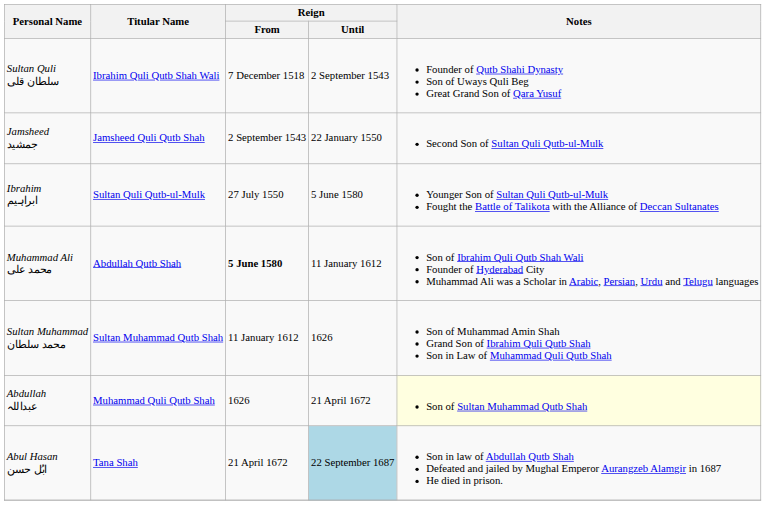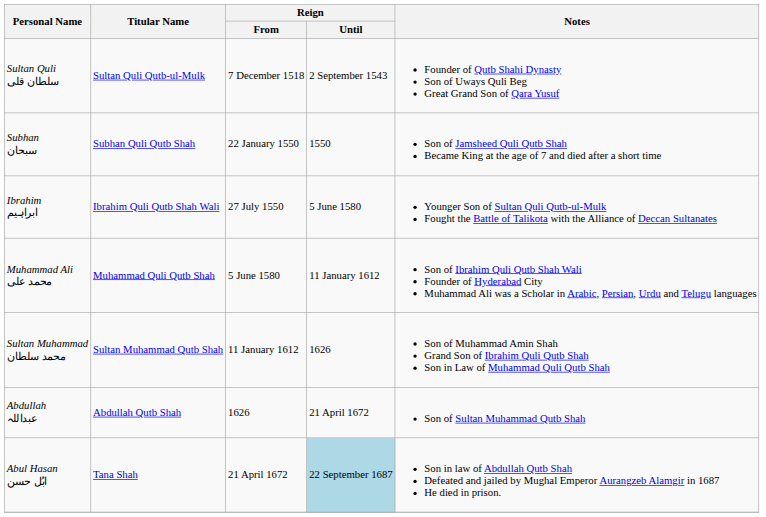(156, 75) Ibrahim Quli Qutb Shah Wali -> (149, 75) Sultan Quli Qutb-ul-Mulk
- row: (28, 138)
+ row: (23, 144)
(149, 194) Sultan Quli Qutb-ul-Mulk -> (156, 206) Ibrahim Quli Qutb Shah Wali
(137, 263) Abdullah Qutb Shah -> (154, 275) Muhammad Quli Qutb Shah
(255, 263) bold -> (254, 275) normal
(154, 400) Muhammad Quli Qutb Shah -> (137, 412) Abdullah Qutb Shah
(579, 407) lightyellow background -> (577, 419) no background
